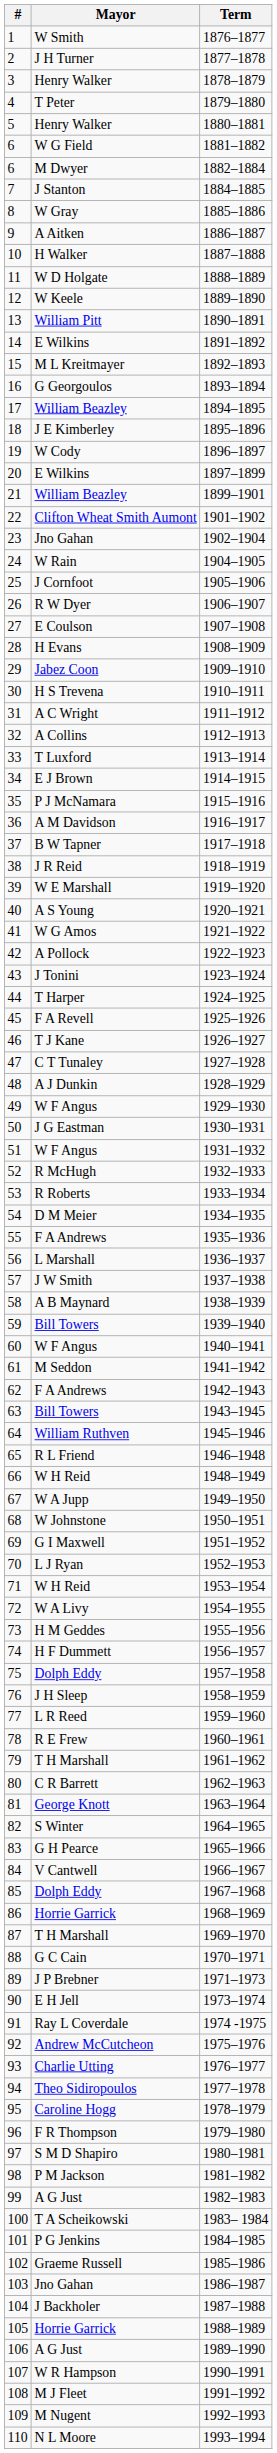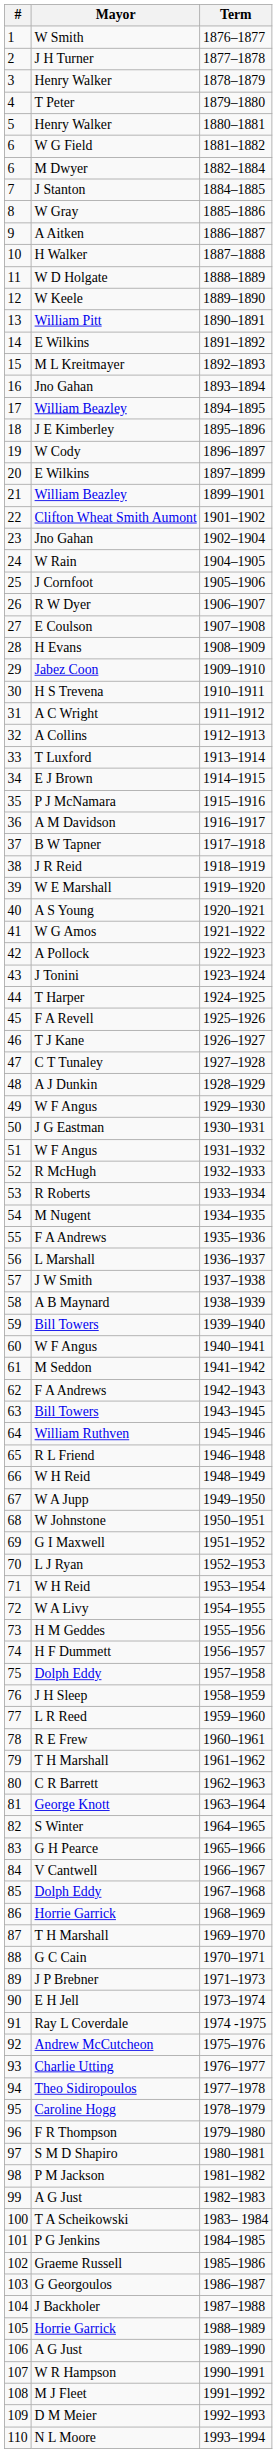(73, 386) G Georgoulos -> (64, 386) Jno Gahan
(66, 1215) D M Meier -> (63, 1215) M Nugent
(64, 2284) Jno Gahan -> (73, 2284) G Georgoulos
(63, 2415) M Nugent -> (66, 2415) D M Meier
